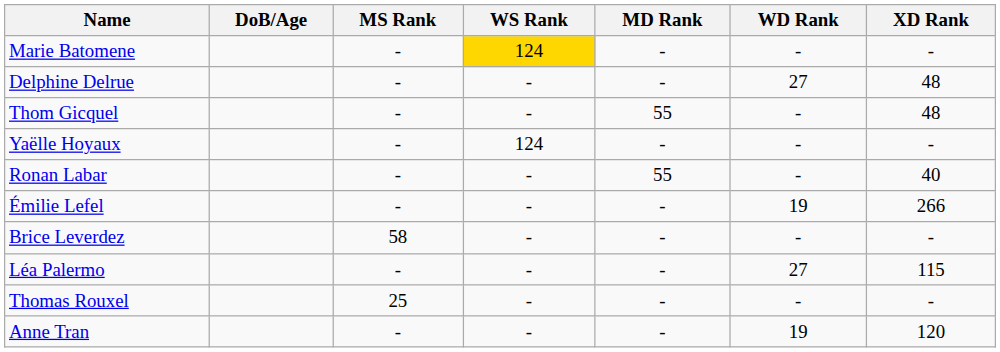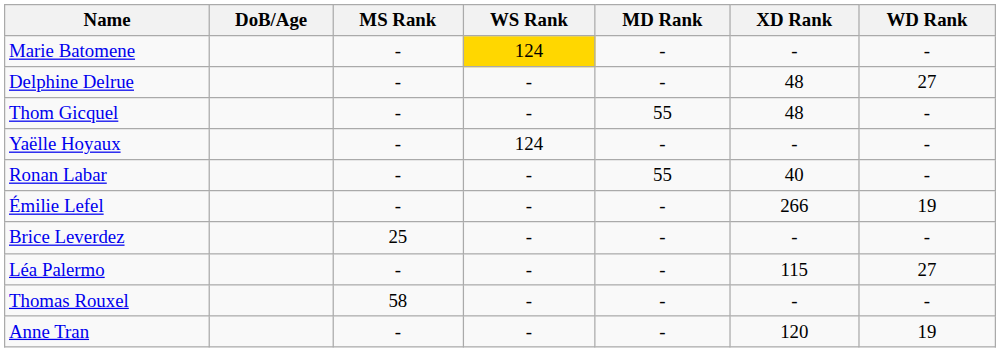columns swapped: (798, 20) <-> (931, 20)
(398, 237) 58 -> (398, 237) 25
(398, 299) 25 -> (398, 299) 58
